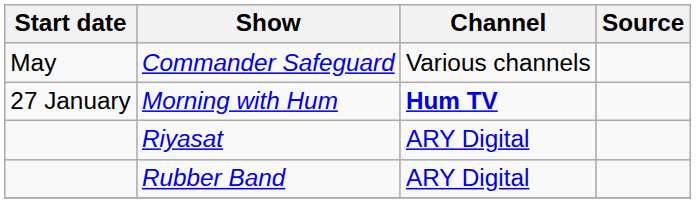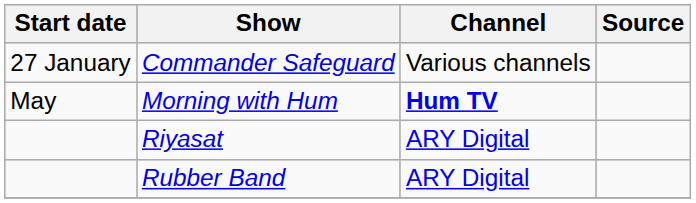(33, 62) May -> (71, 62) 27 January
(71, 100) 27 January -> (33, 100) May
